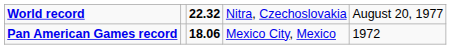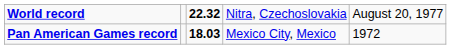(205, 34) 18.06 -> (205, 34) 18.03
